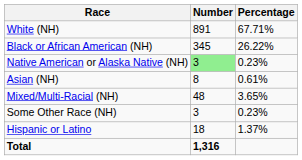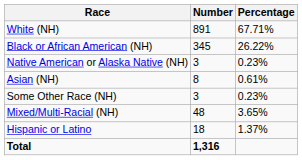(196, 63) lightgreen background -> (196, 63) no background
rows swapped: (62, 113) <-> (63, 96)
